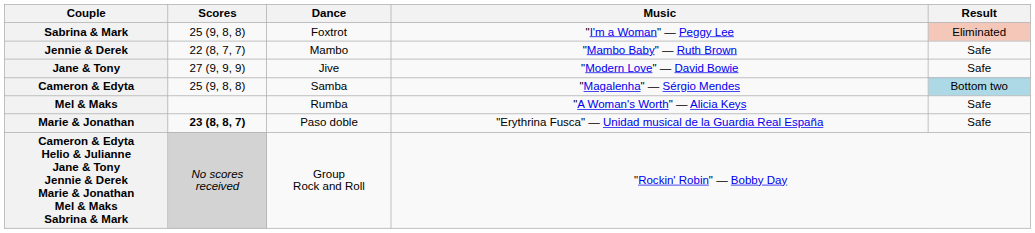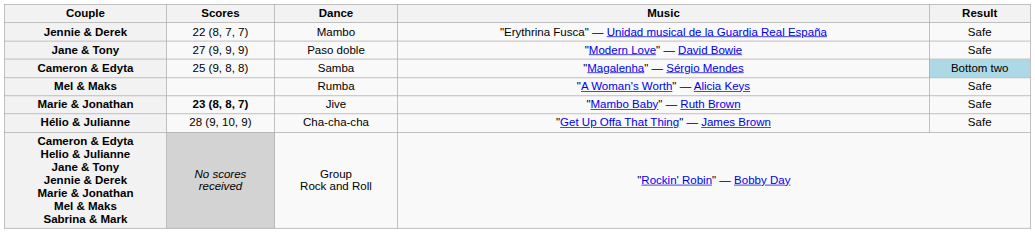- row: (86, 31)
(660, 50) "Mambo Baby" — Ruth Brown -> (663, 31) "Erythrina Fusca" — Unidad musical de la Guardia Real España
(329, 68) Jive -> (336, 50) Paso doble
(329, 123) Paso doble -> (336, 104) Jive
(660, 123) "Erythrina Fusca" — Unidad musical de la Guardia Real España -> (663, 104) "Mambo Baby" — Ruth Brown
+ row: (85, 123)
